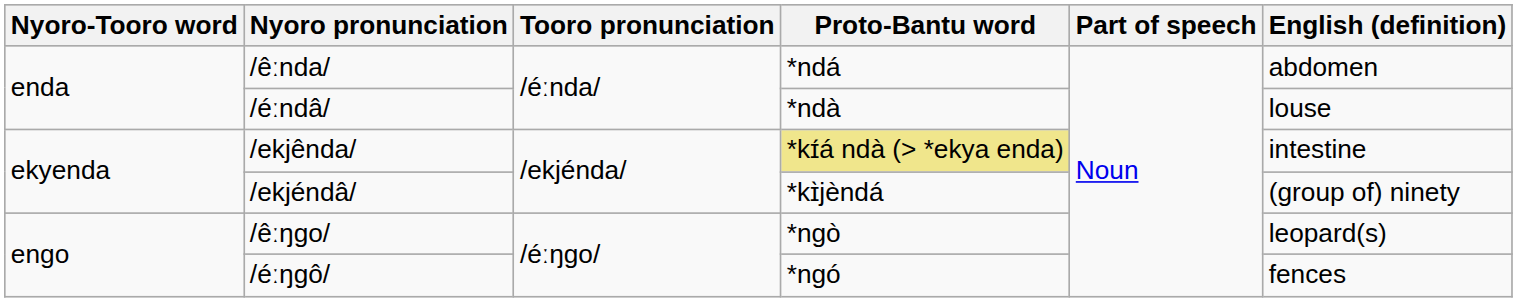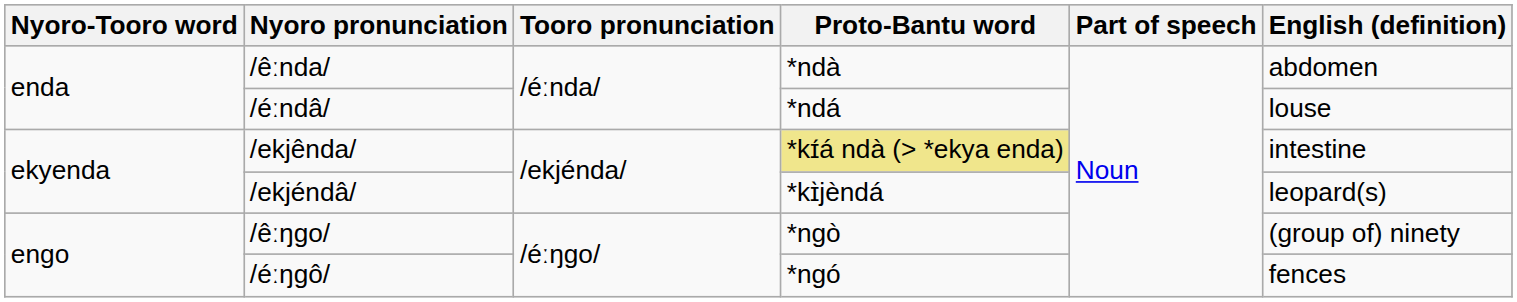(814, 66) *ndá -> (814, 66) *ndà
(814, 108) *ndà -> (814, 108) *ndá
(1364, 191) (group of) ninety -> (1328, 191) leopard(s)
(1328, 233) leopard(s) -> (1364, 233) (group of) ninety
